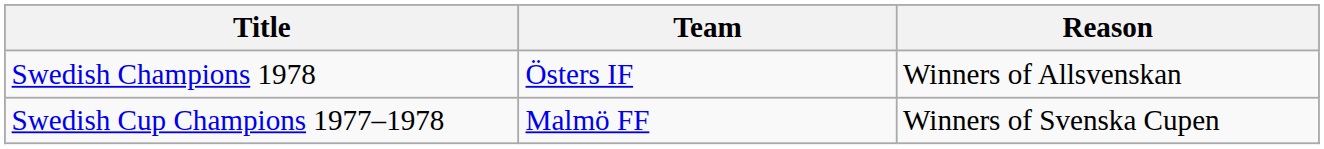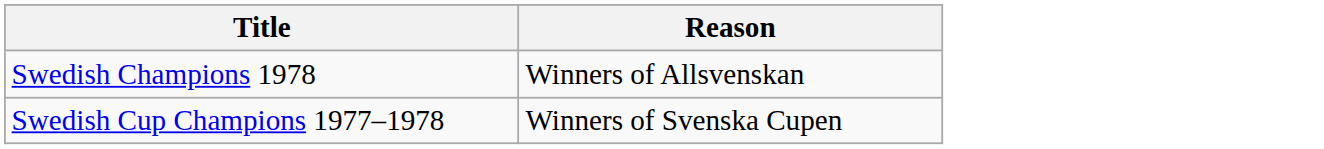- column: (708, 27)
